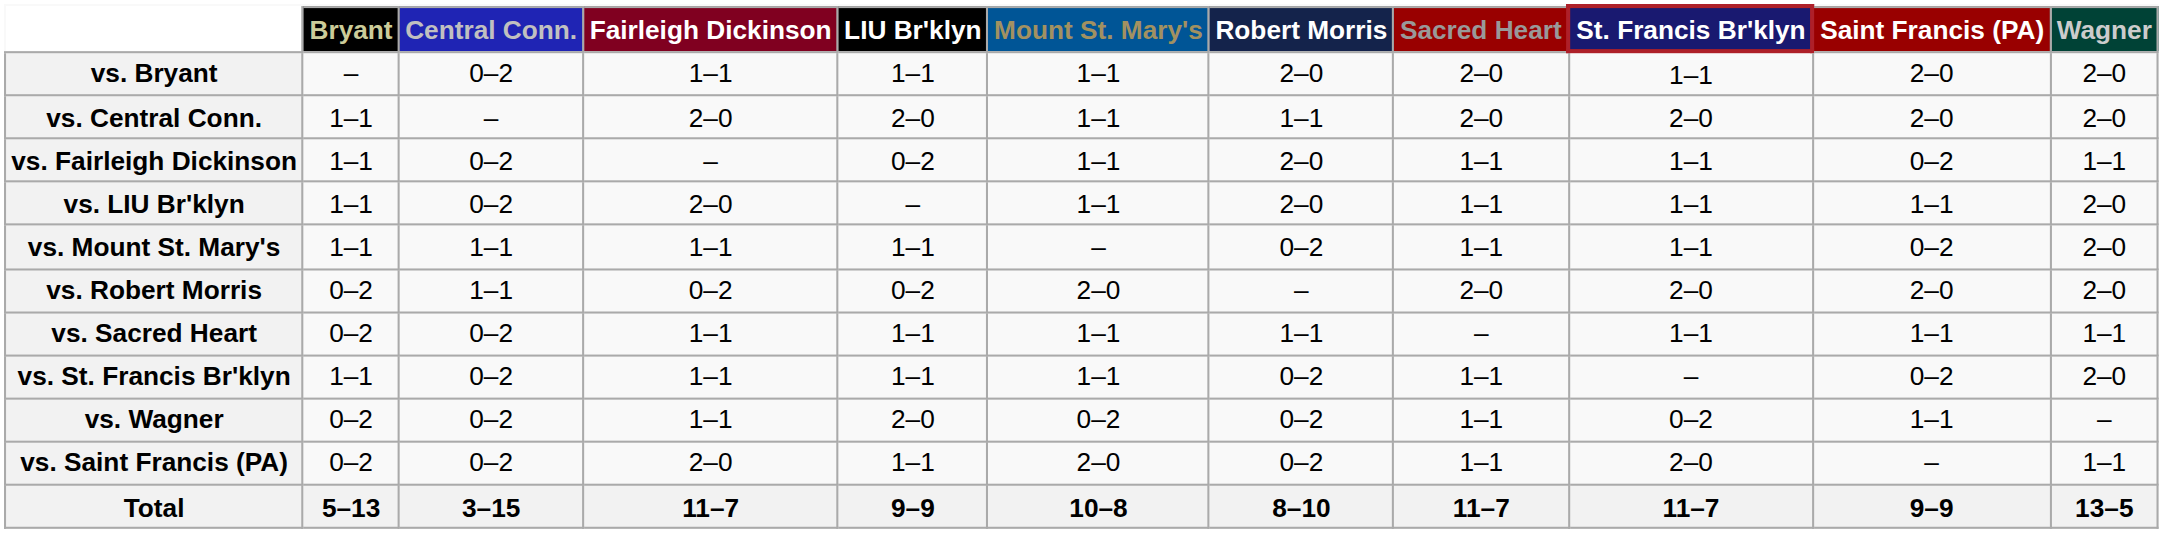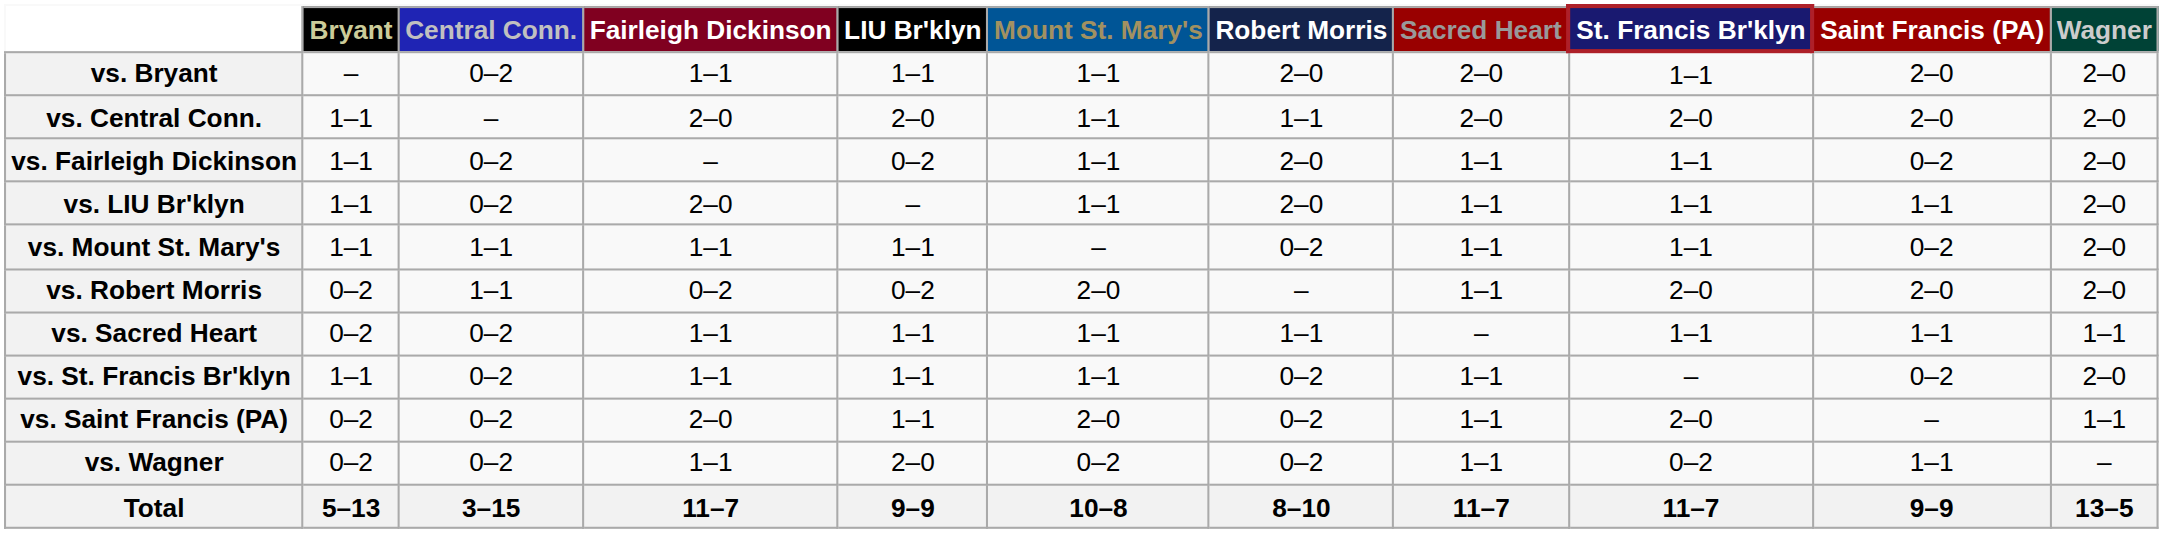(2104, 160) 1–1 -> (2104, 160) 2–0
(1481, 290) 2–0 -> (1481, 290) 1–1
rows swapped: (154, 463) <-> (154, 420)
